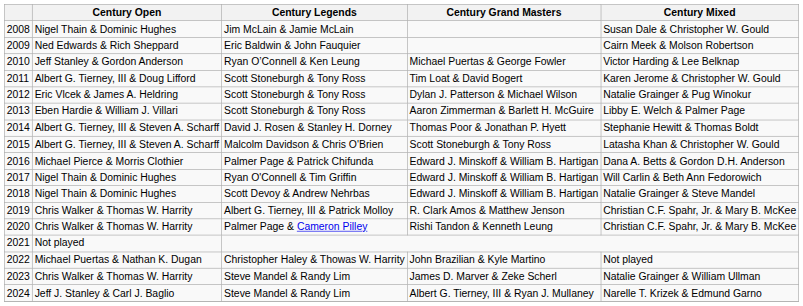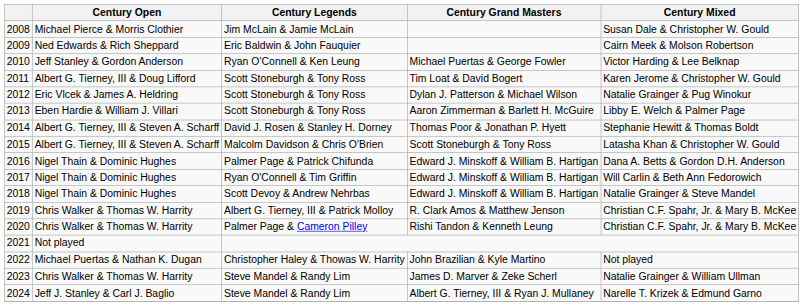(105, 29) Nigel Thain & Dominic Hughes -> (109, 29) Michael Pierce & Morris Clothier
(109, 161) Michael Pierce & Morris Clothier -> (105, 161) Nigel Thain & Dominic Hughes
